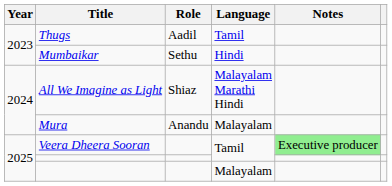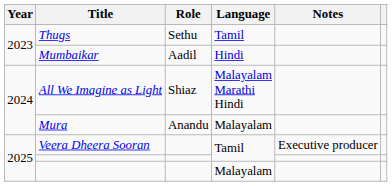(182, 34) Aadil -> (183, 34) Sethu
(183, 55) Sethu -> (182, 55) Aadil
(328, 144) lightgreen background -> (328, 144) no background
